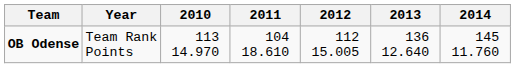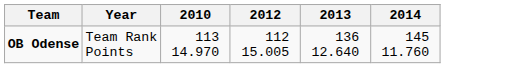- column: (265, 15)
